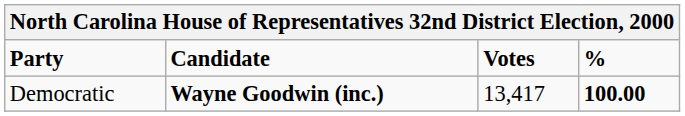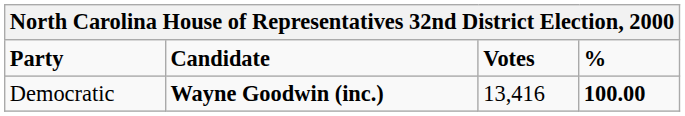(514, 93) 13,417 -> (514, 93) 13,416
